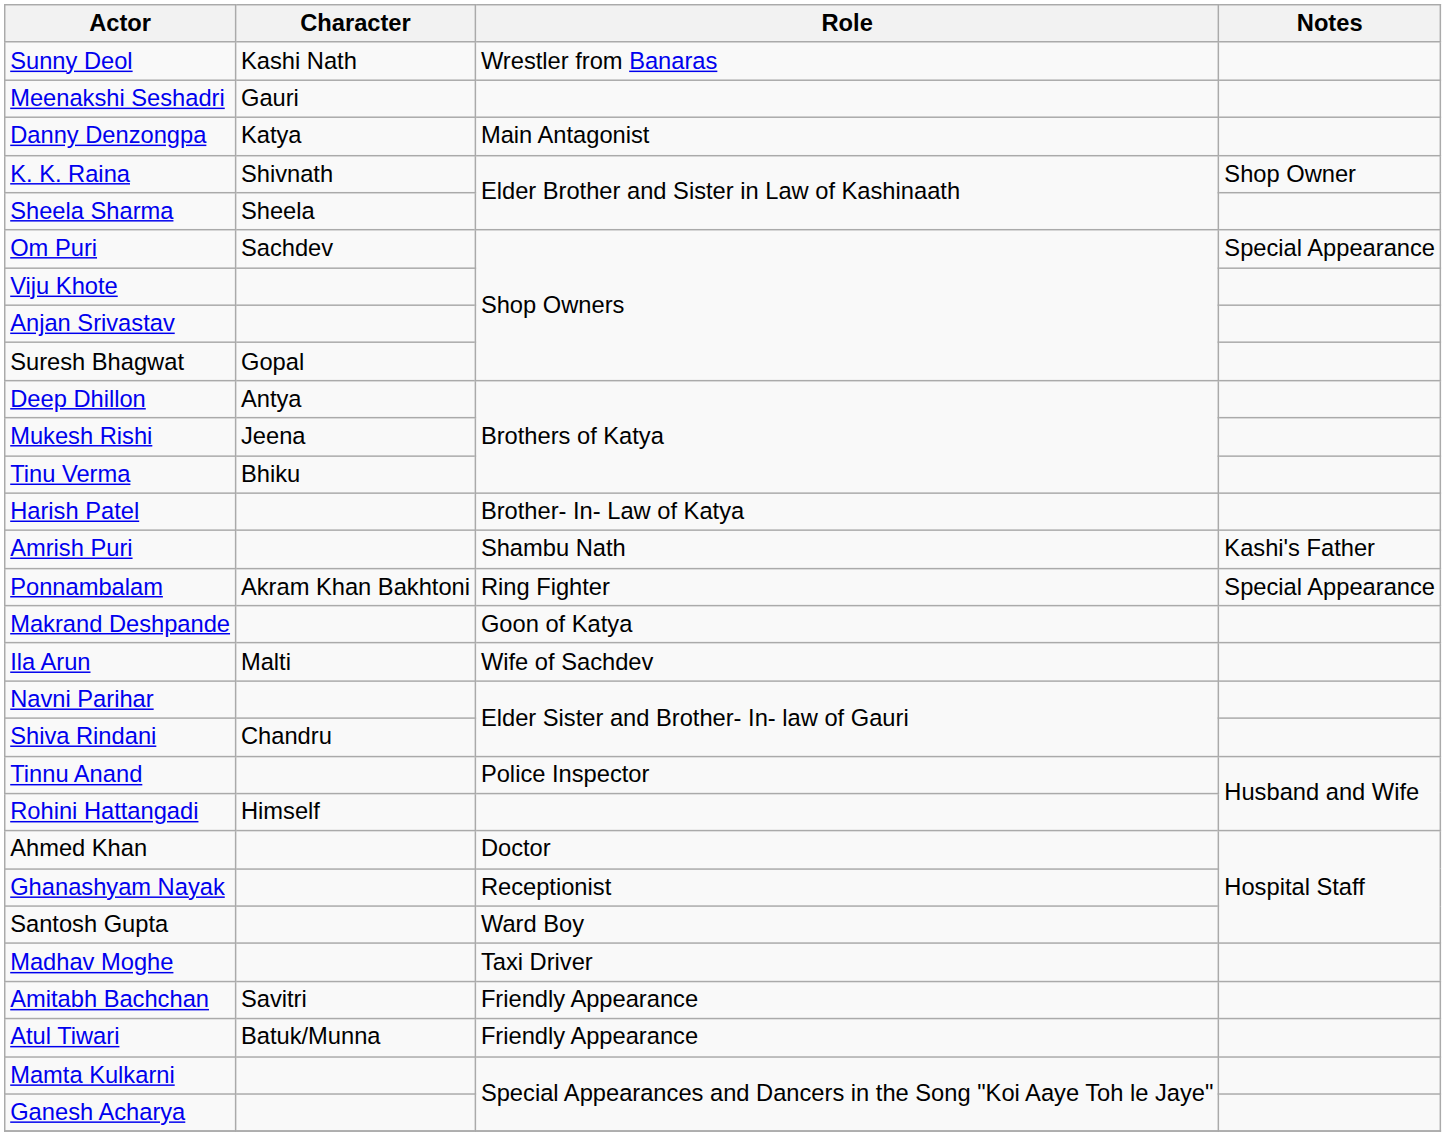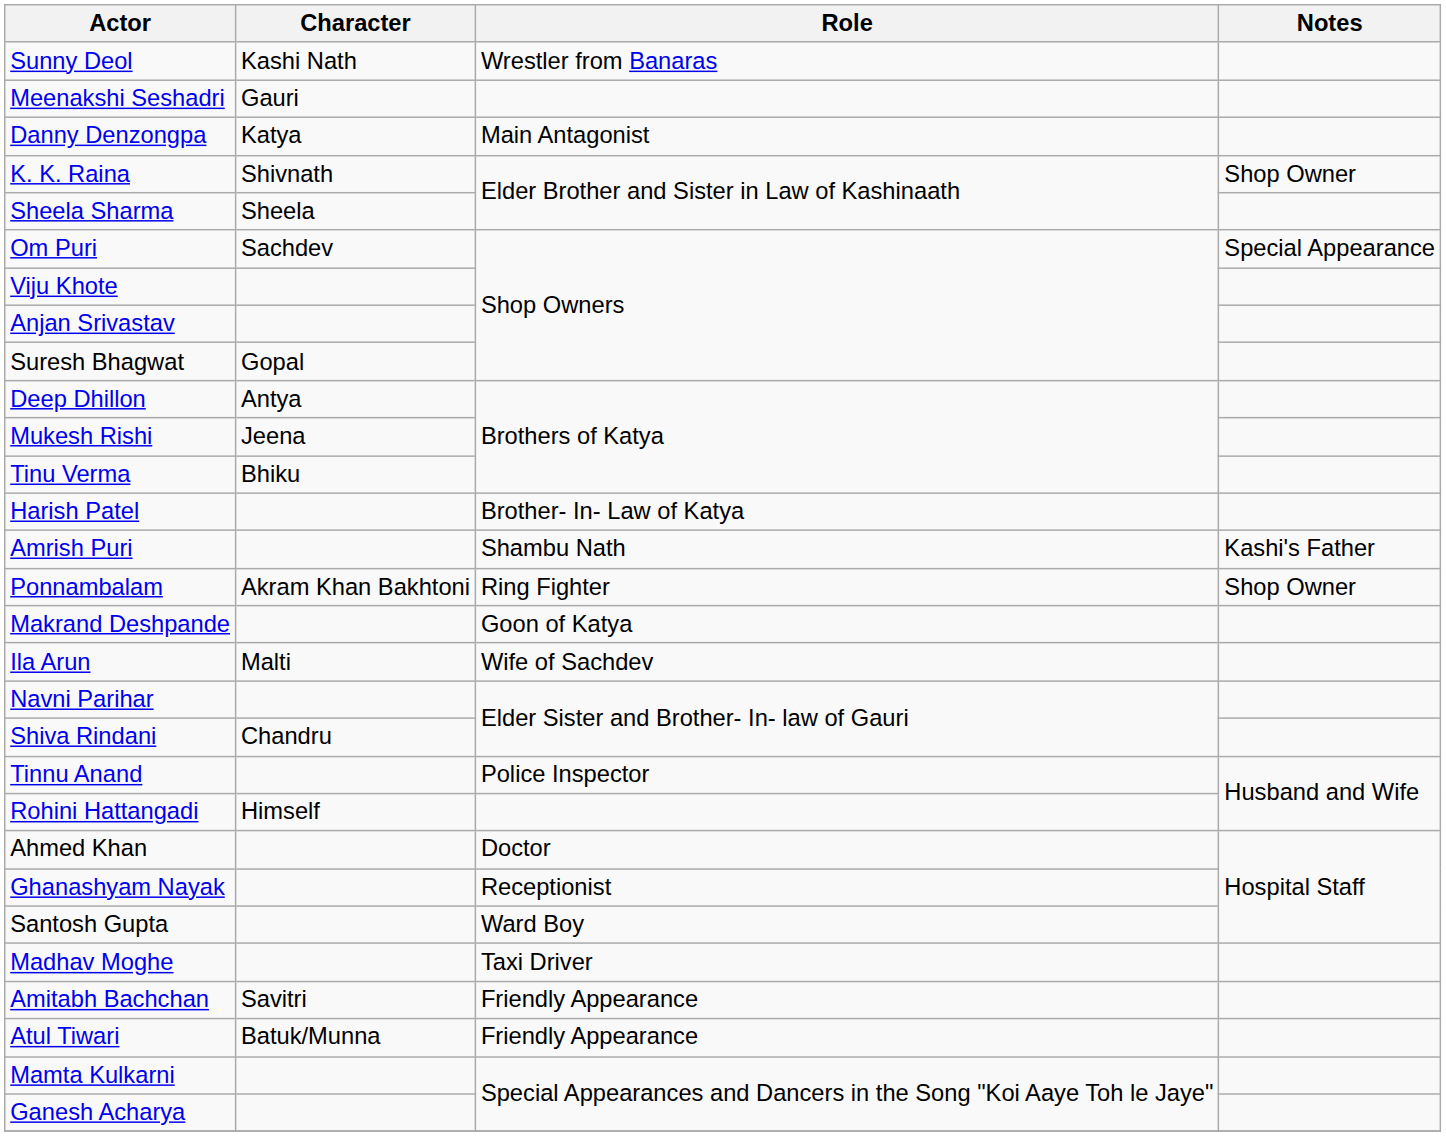(1330, 586) Special Appearance -> (1290, 586) Shop Owner
